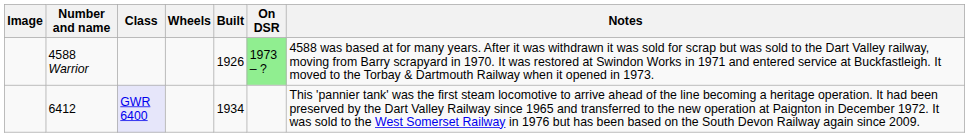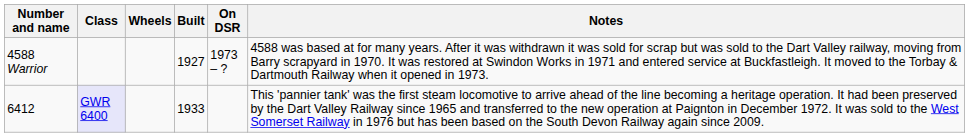- column: (25, 21)
(230, 61) 1926 -> (191, 61) 1927
(263, 61) lightgreen background -> (224, 61) no background
(230, 108) 1934 -> (191, 108) 1933
